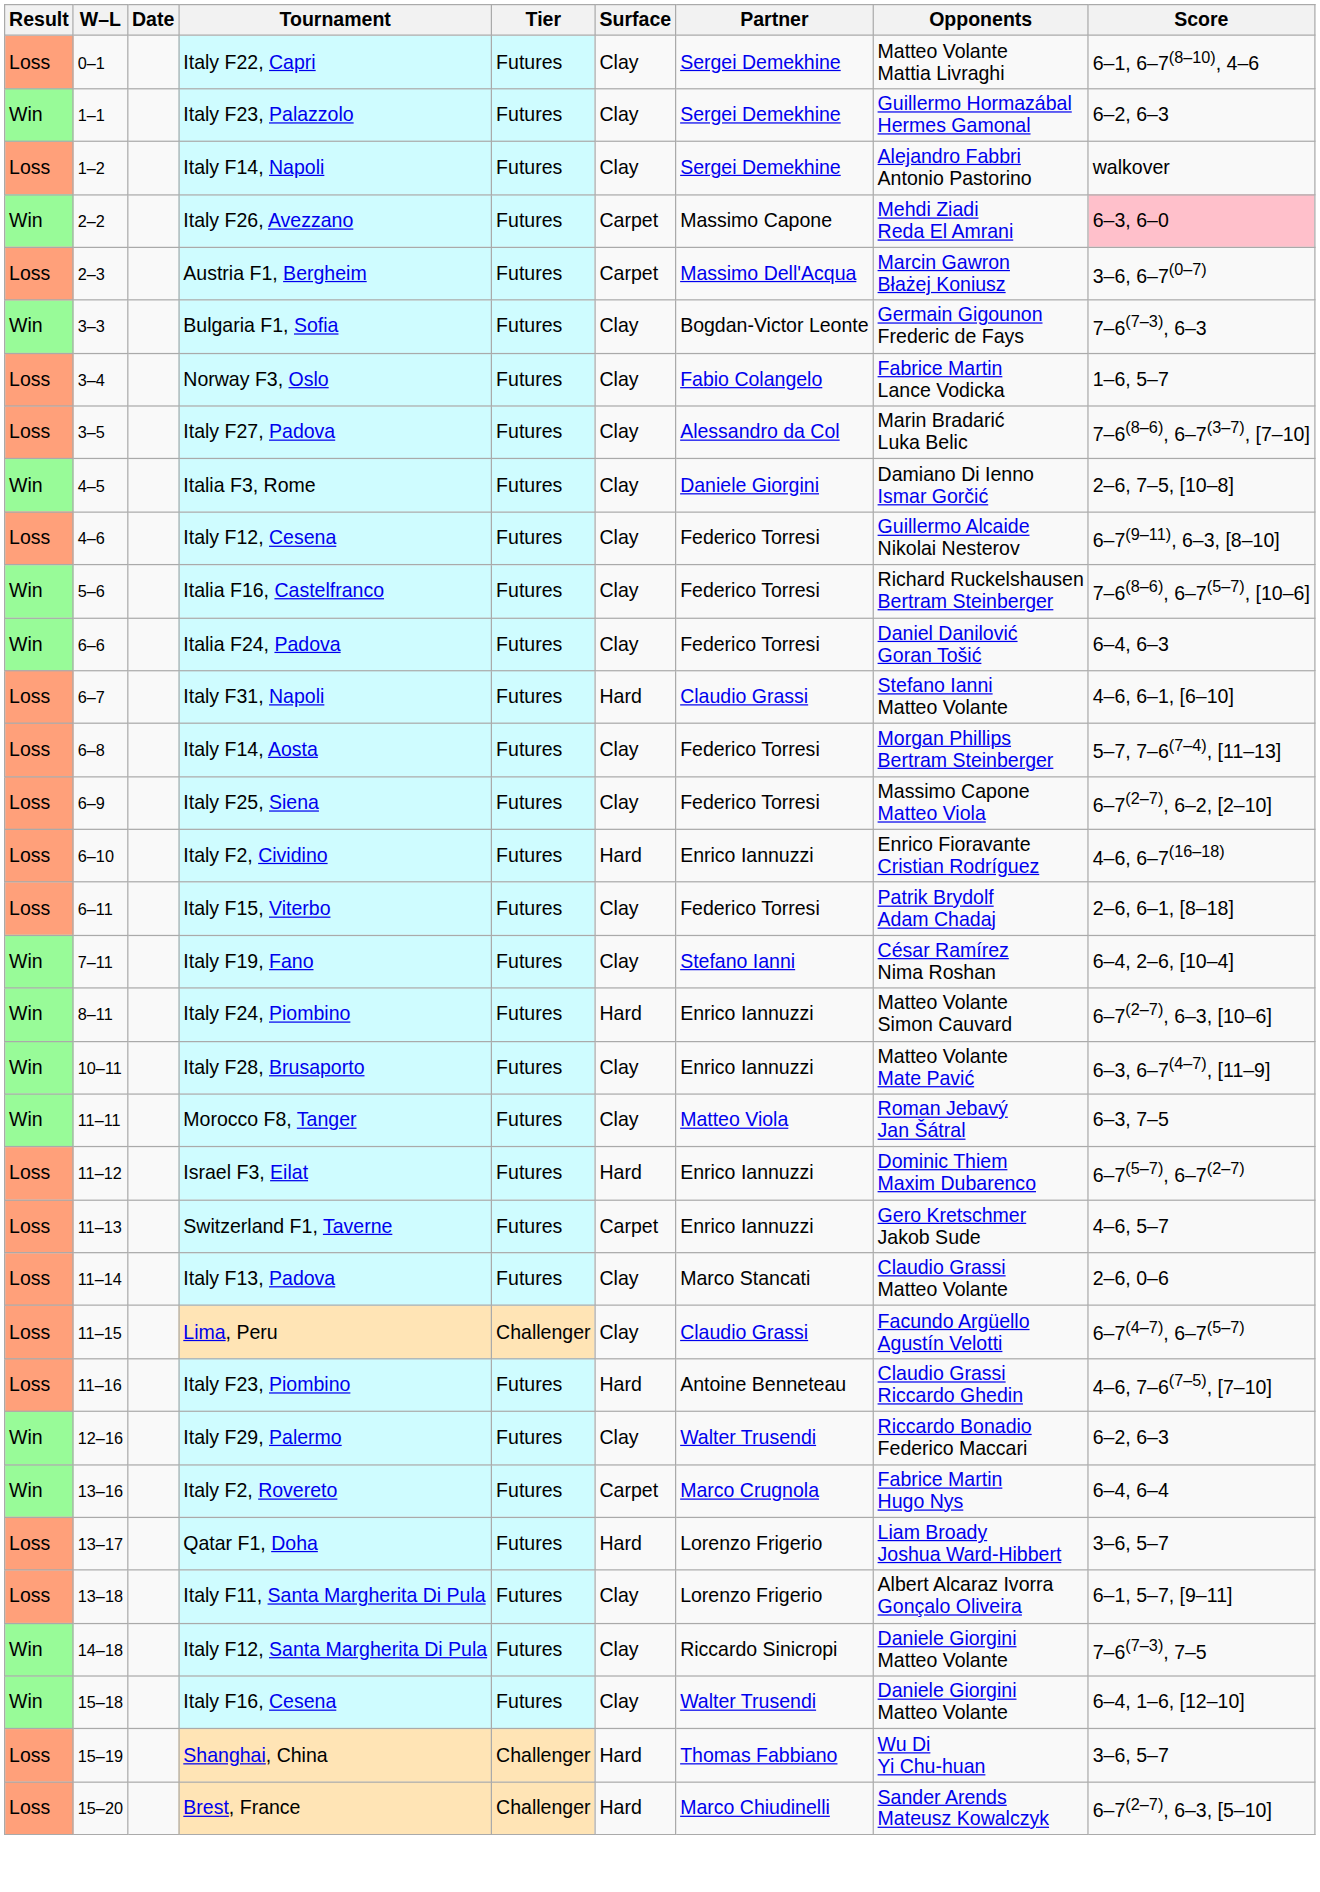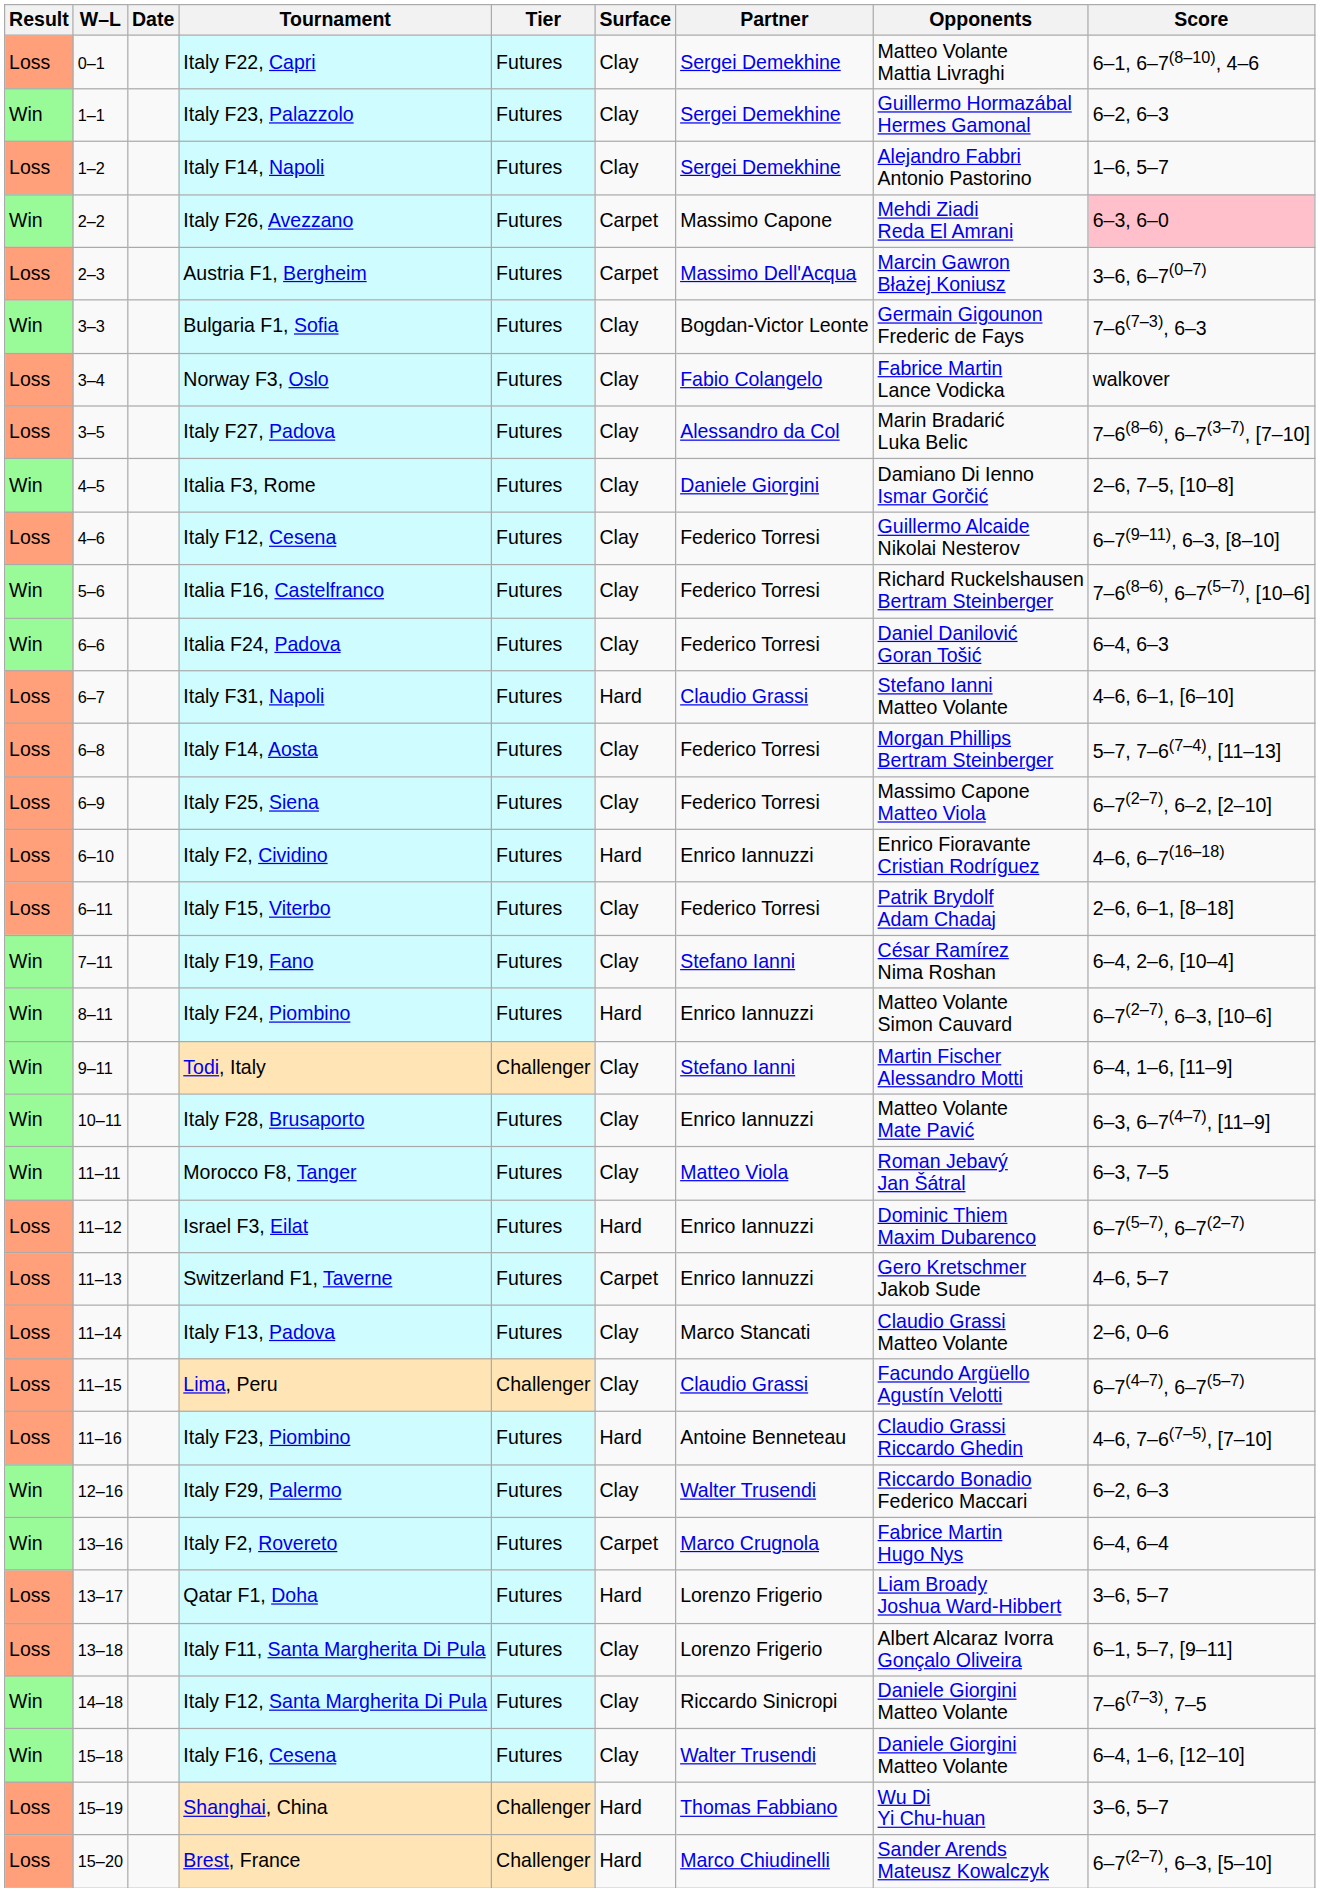(1131, 167) walkover -> (1131, 167) 1–6, 5–7
(1131, 379) 1–6, 5–7 -> (1131, 379) walkover
+ row: (225, 1067)
